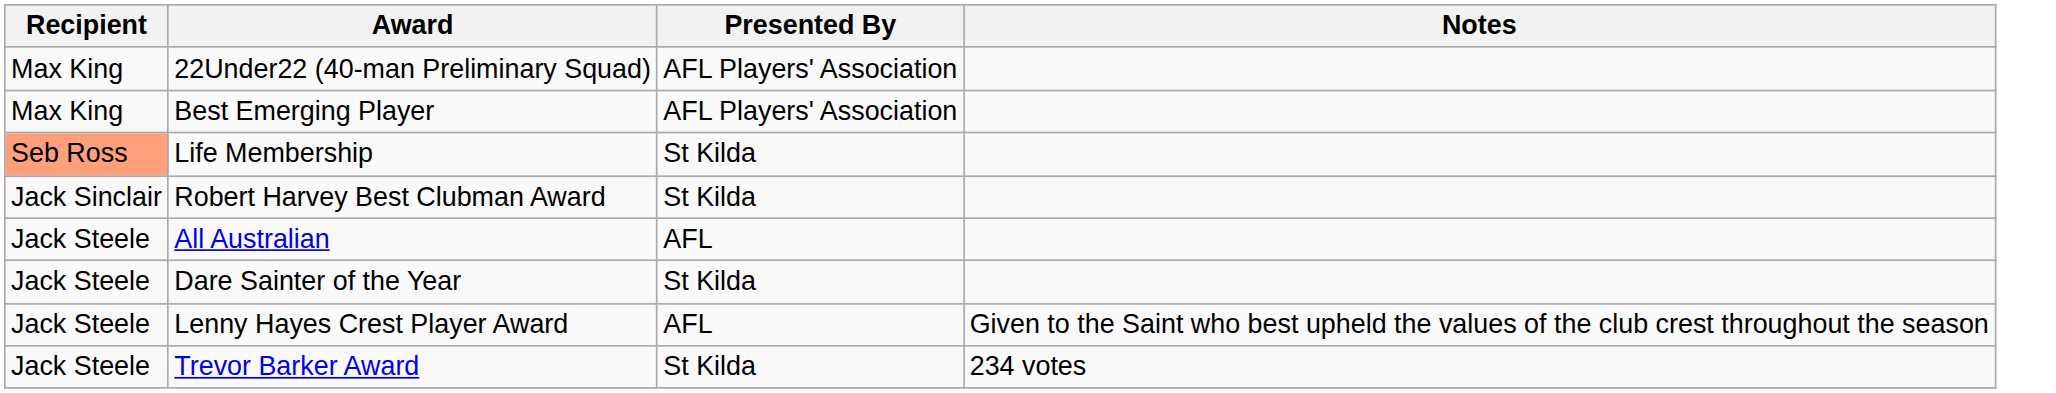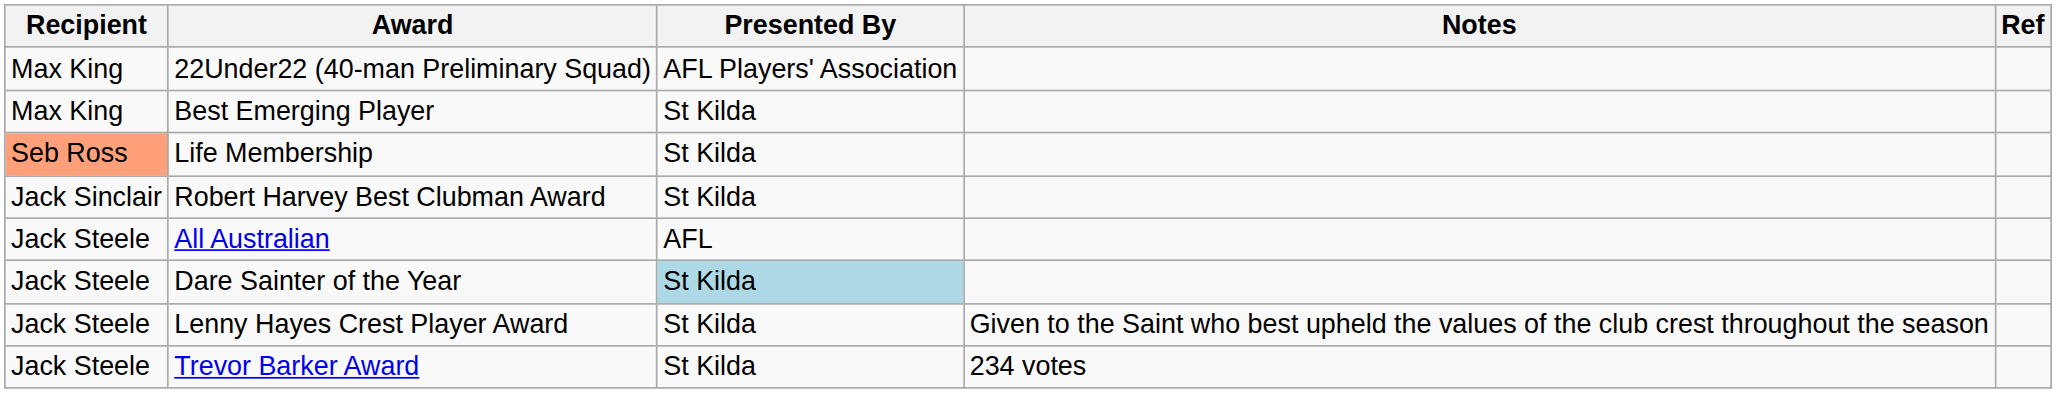+ column: (2023, 25)
(810, 111) AFL Players' Association -> (710, 111) St Kilda
(710, 281) no background -> (710, 281) lightblue background
(688, 324) AFL -> (710, 324) St Kilda
